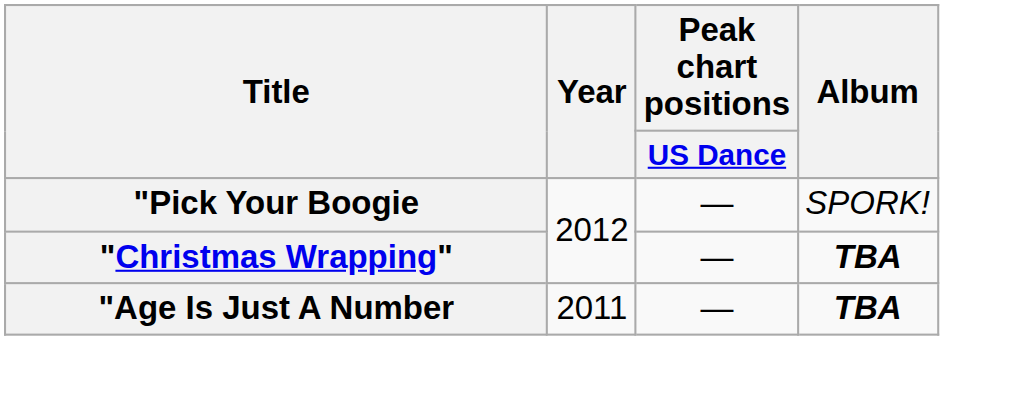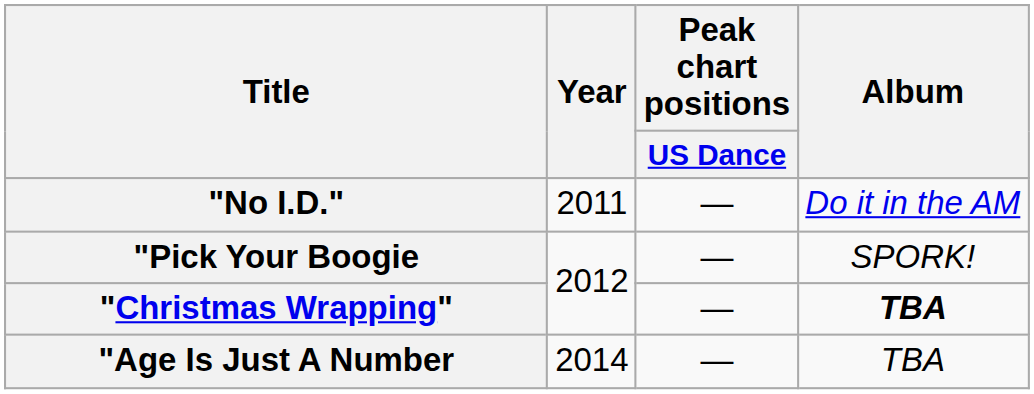+ row: (276, 203)
(592, 308) 2011 -> (592, 360) 2014
(868, 308) bold -> (913, 360) normal
